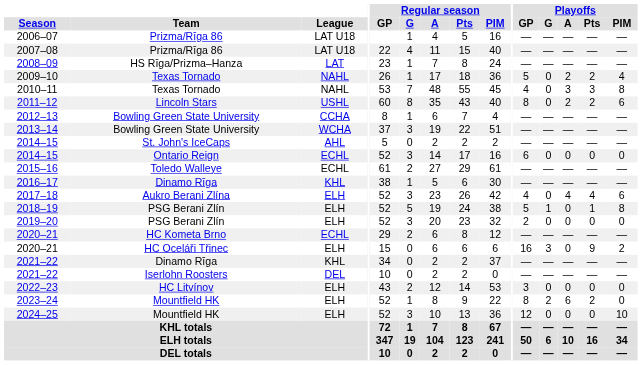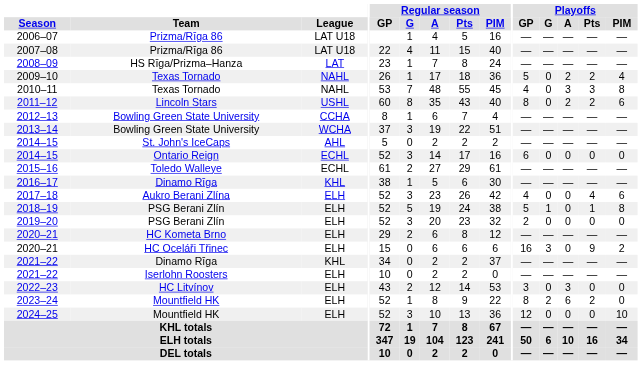(568, 195) 4 -> (568, 195) 0
(335, 235) ECHL -> (335, 235) ELH
(335, 274) DEL -> (335, 274) ELH
(568, 287) 0 -> (568, 287) 3
